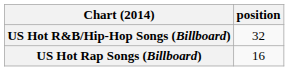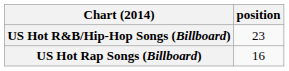(259, 35) 32 -> (259, 35) 23
